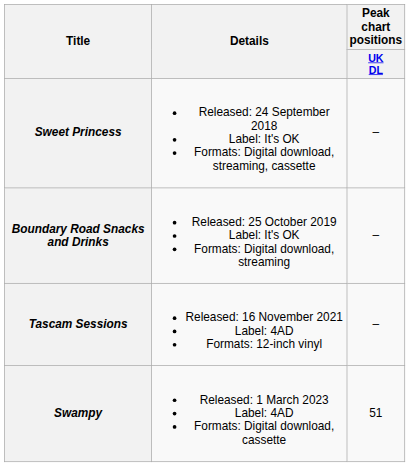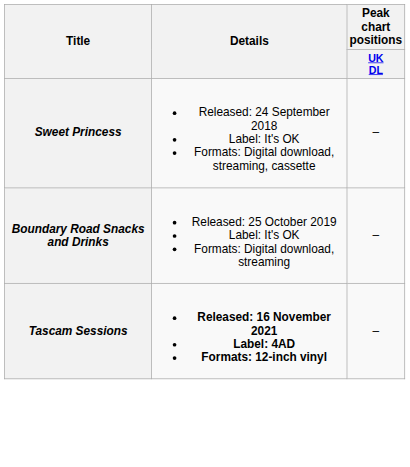(249, 331) normal -> (249, 338) bold
- row: (78, 413)
